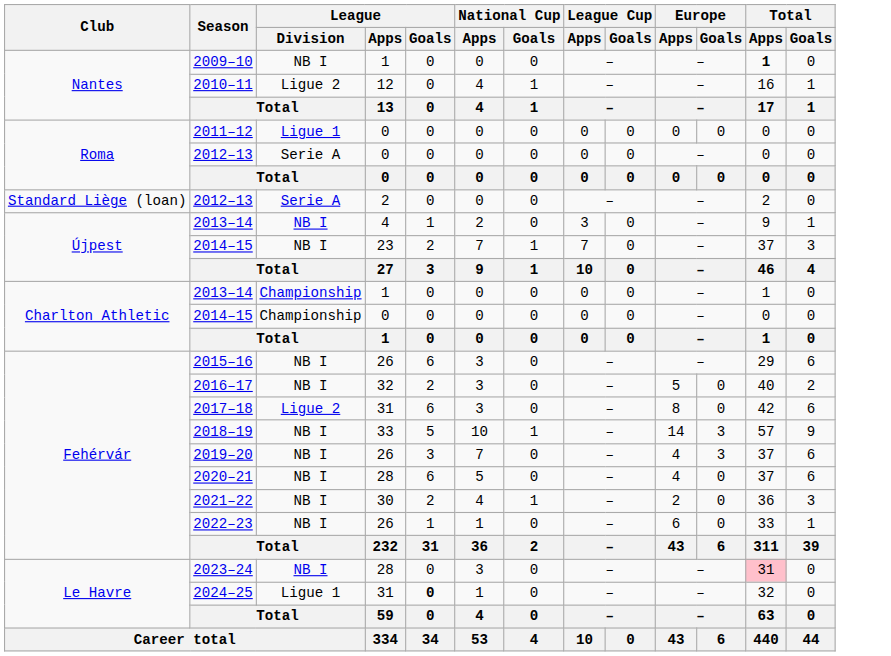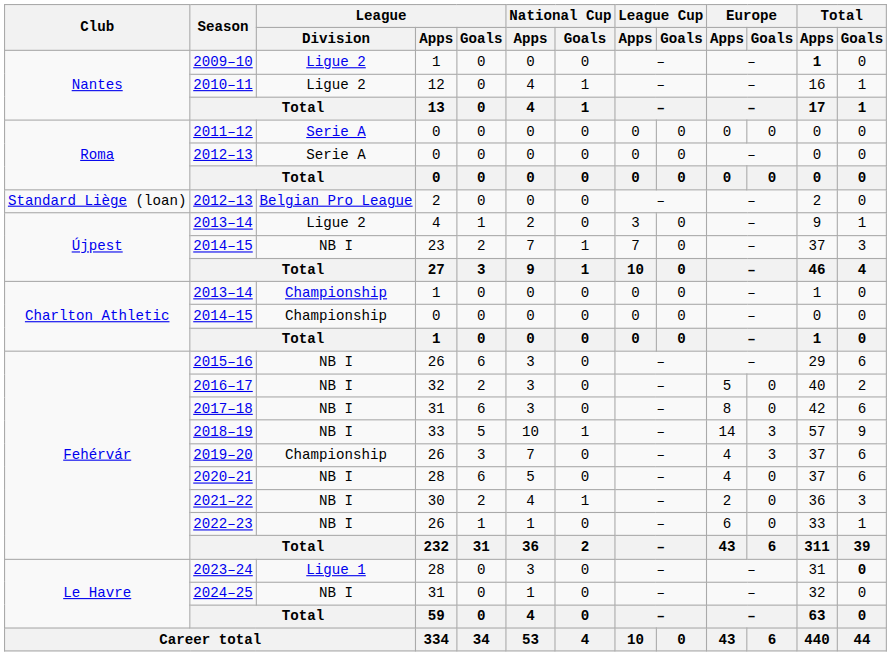(311, 62) NB I -> (336, 62) Ligue 2
(311, 132) Ligue 1 -> (336, 132) Serie A
(311, 201) Serie A -> (336, 201) Belgian Pro League
(311, 224) NB I -> (336, 224) Ligue 2
(311, 409) Ligue 2 -> (336, 409) NB I
(311, 455) NB I -> (336, 455) Championship
(311, 570) NB I -> (336, 570) Ligue 1
(766, 570) pink background -> (817, 570) no background
(811, 570) normal -> (862, 570) bold
(311, 593) Ligue 1 -> (336, 593) NB I
(430, 593) bold -> (481, 593) normal
